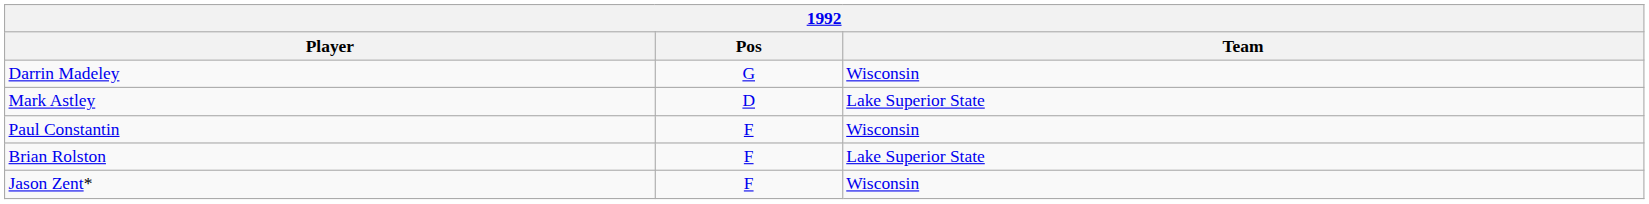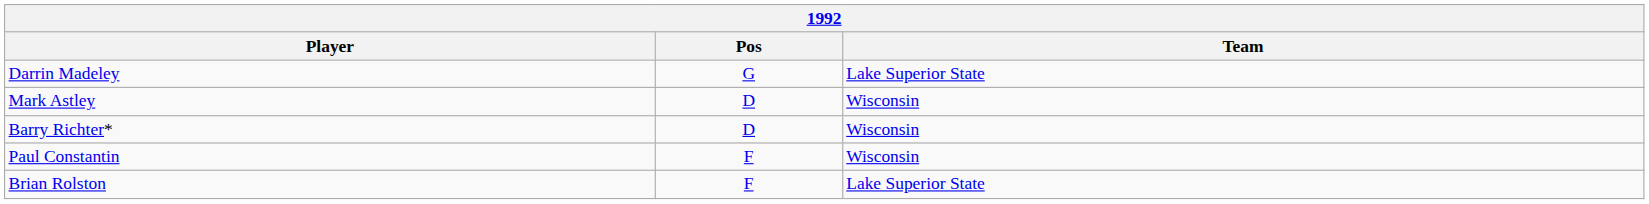(883, 73) Wisconsin -> (916, 73) Lake Superior State
(916, 101) Lake Superior State -> (883, 101) Wisconsin
+ row: (61, 128)
- row: (50, 184)
